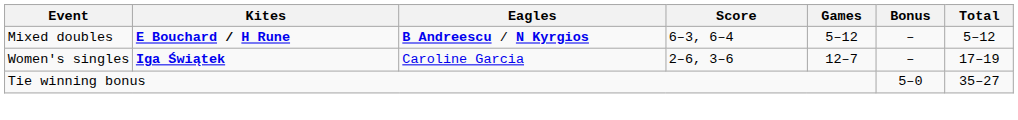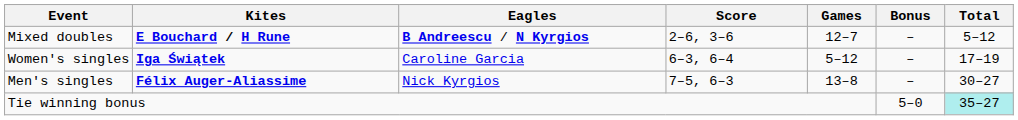(701, 38) 6–3, 6–4 -> (701, 38) 2–6, 3–6
(842, 38) 5–12 -> (842, 38) 12–7
(701, 60) 2–6, 3–6 -> (701, 60) 6–3, 6–4
(842, 60) 12–7 -> (842, 60) 5–12
+ row: (60, 82)
(979, 82) no background -> (979, 104) paleturquoise background
